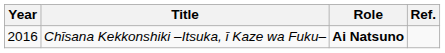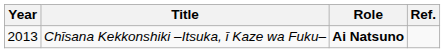(23, 36) 2016 -> (23, 36) 2013
